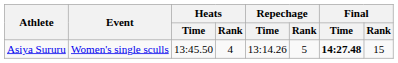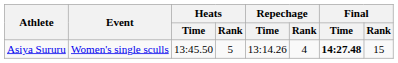(230, 49) 4 -> (230, 49) 5
(304, 49) 5 -> (304, 49) 4
